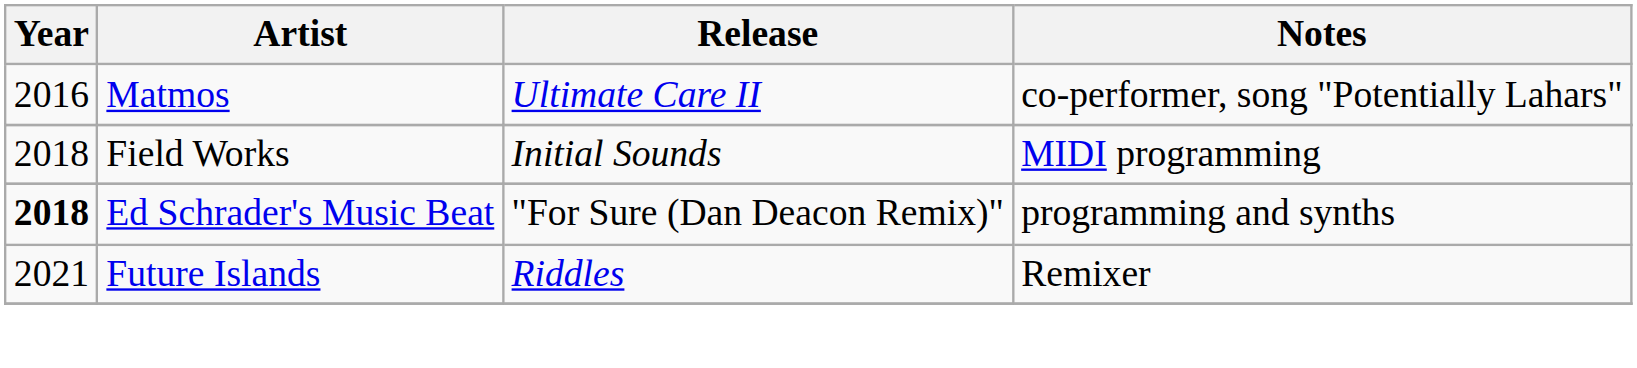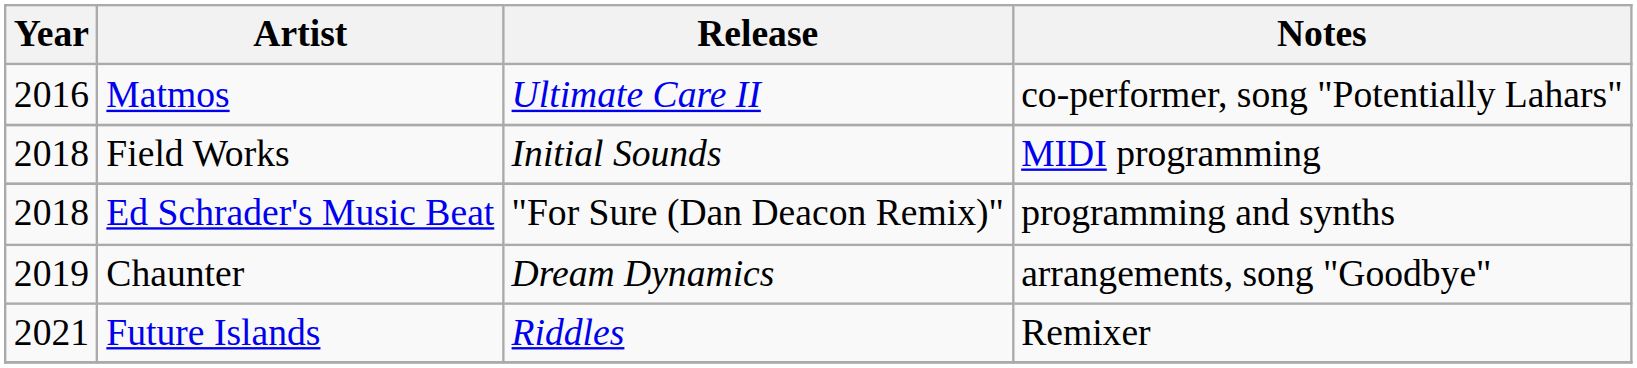(51, 213) bold -> (51, 213) normal
+ row: (175, 272)
